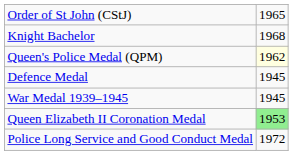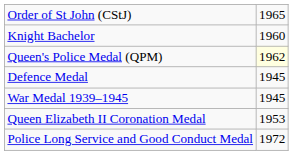(272, 35) 1968 -> (272, 35) 1960
(272, 118) lightgreen background -> (272, 118) no background
